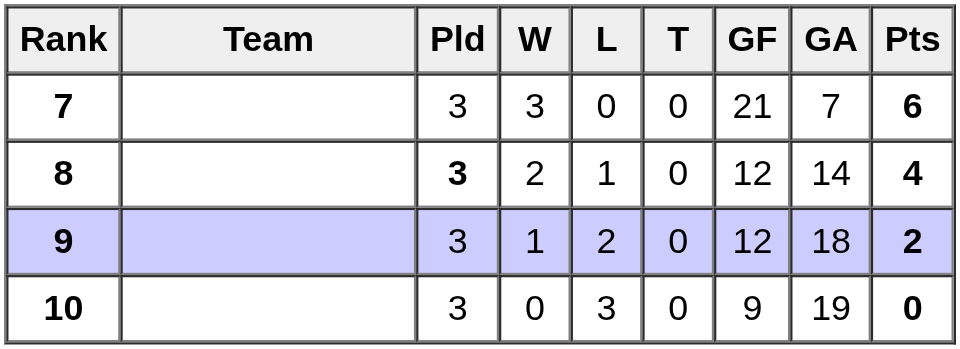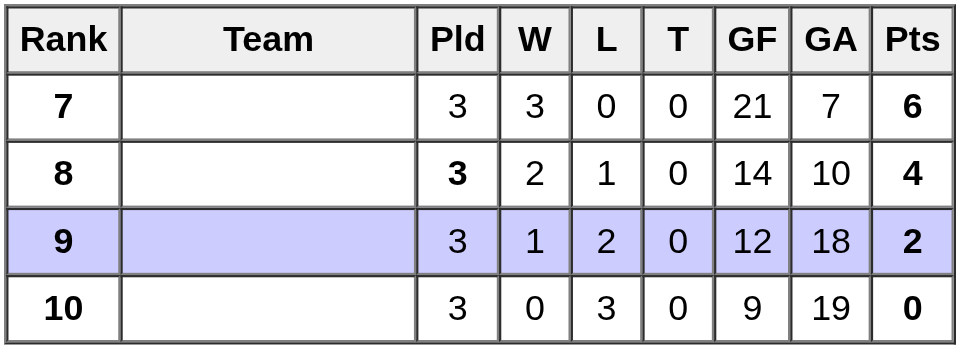(752, 173) 12 -> (752, 173) 14
(831, 173) 14 -> (831, 173) 10
